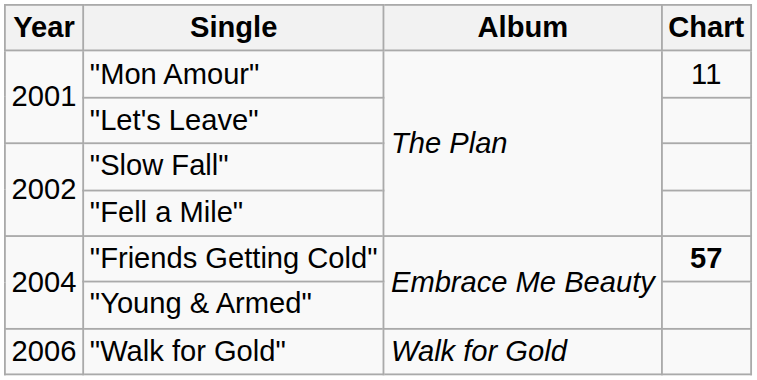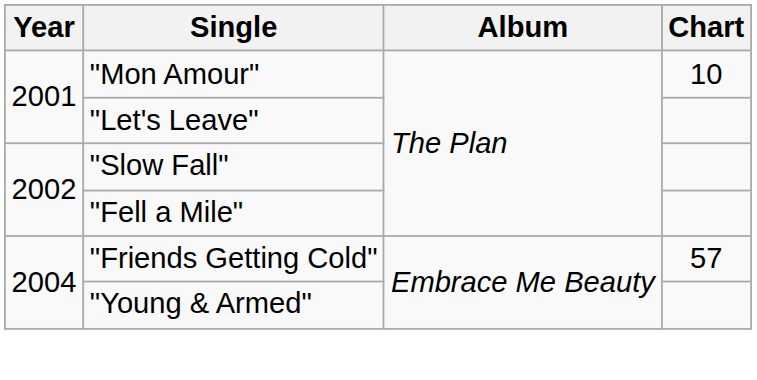(706, 73) 11 -> (706, 73) 10
(706, 258) bold -> (706, 258) normal
- row: (188, 350)
